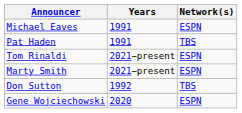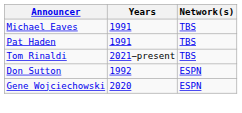(191, 27) ESPN -> (188, 27) TBS
(191, 56) ESPN -> (188, 56) TBS
- row: (37, 71)
(188, 86) TBS -> (191, 71) ESPN
